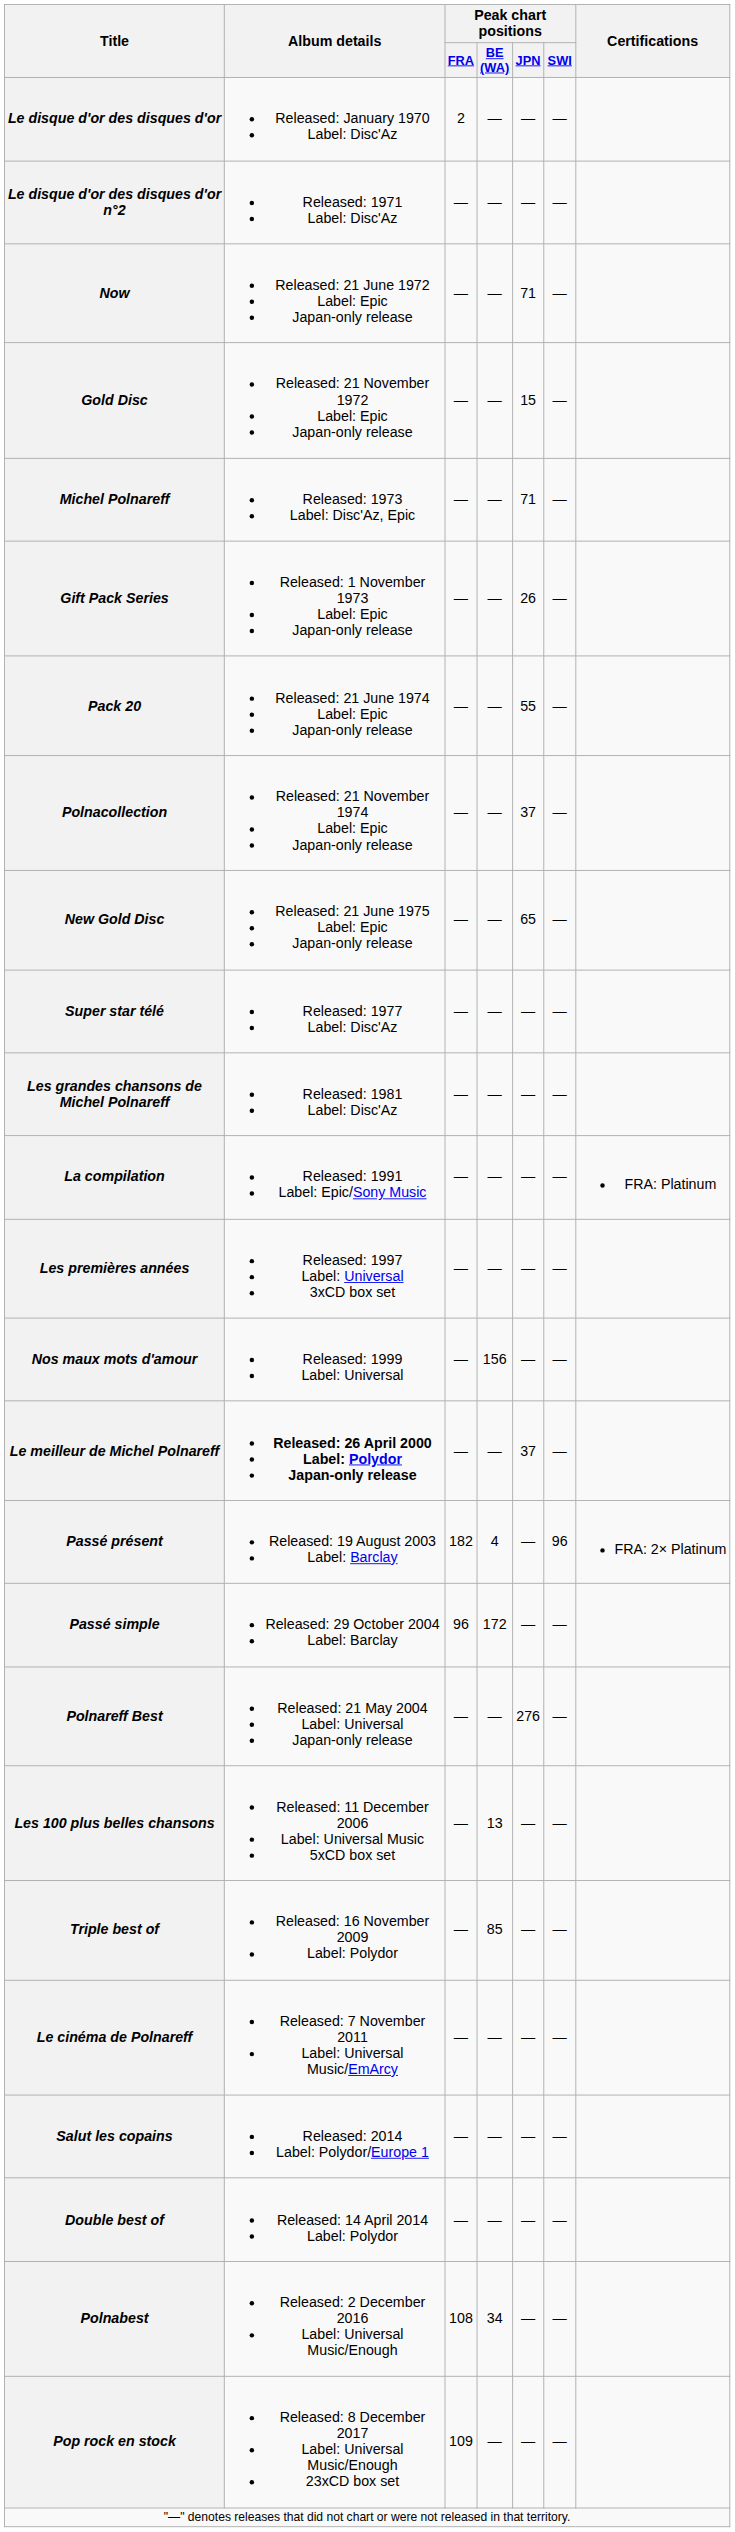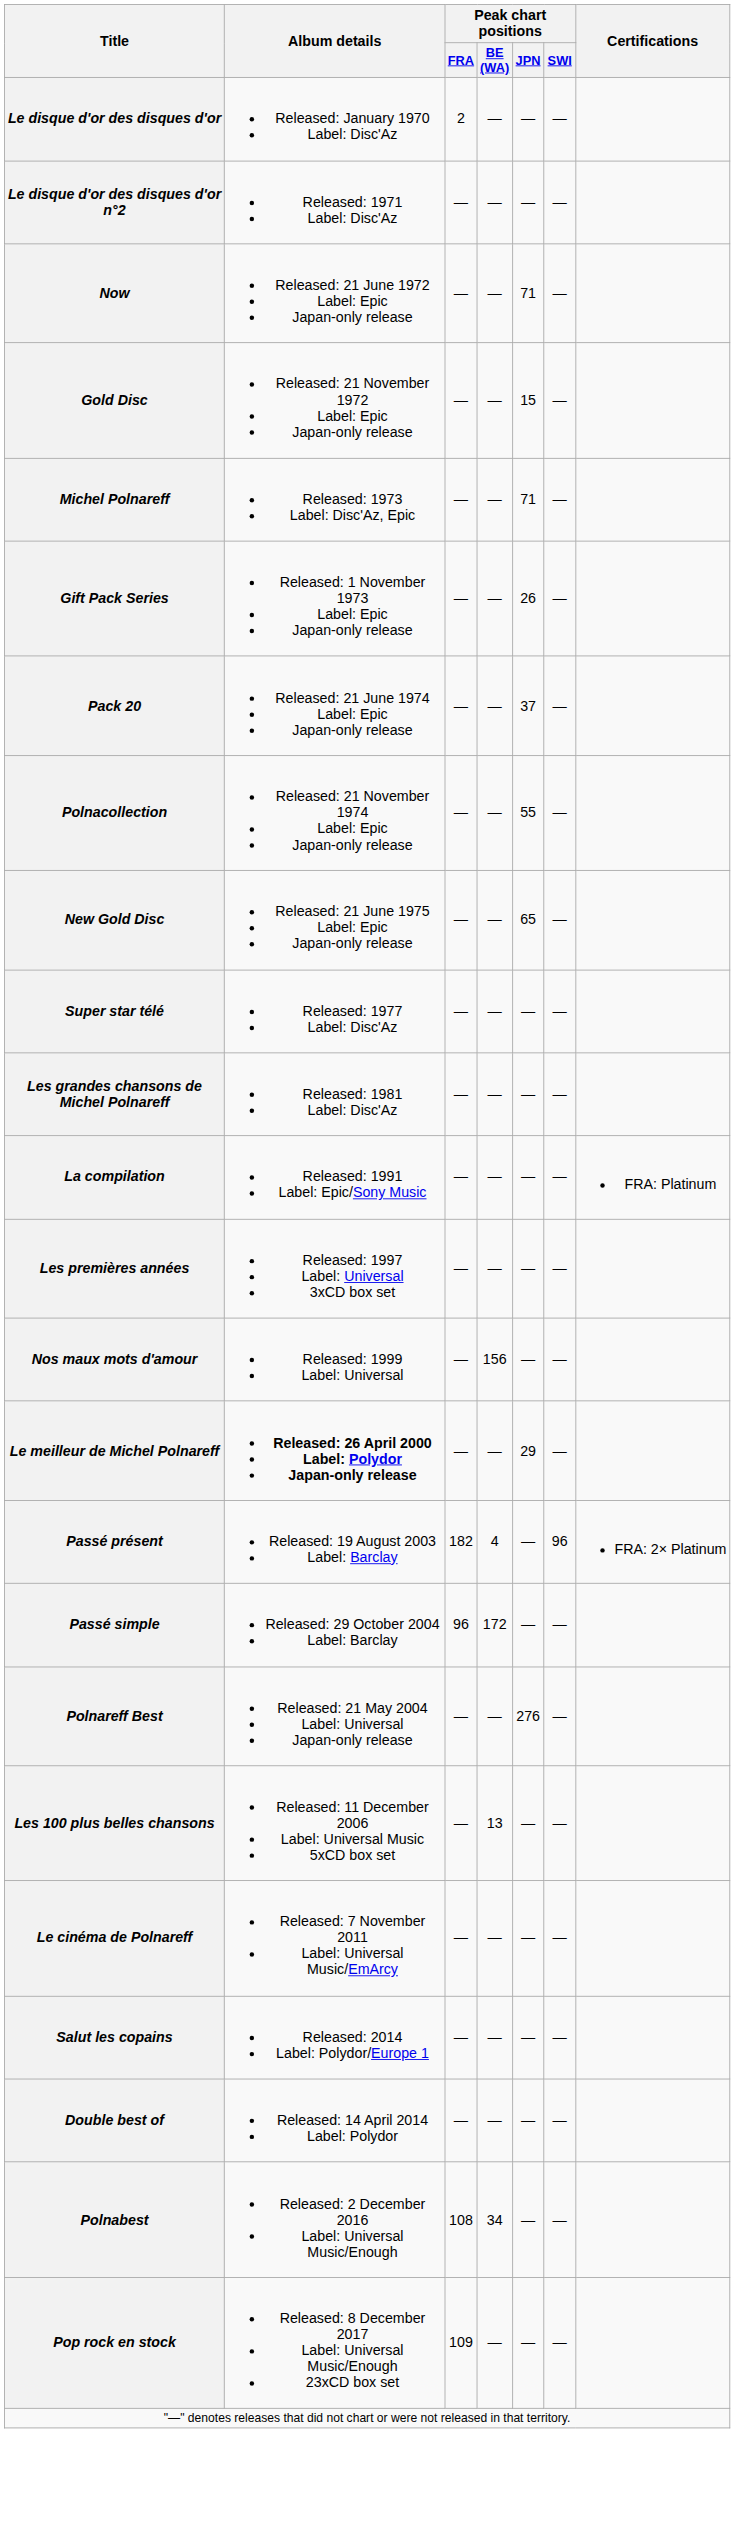(528, 705) 55 -> (528, 705) 37
(528, 813) 37 -> (528, 813) 55
(528, 1450) 37 -> (528, 1450) 29
- row: (115, 1930)
